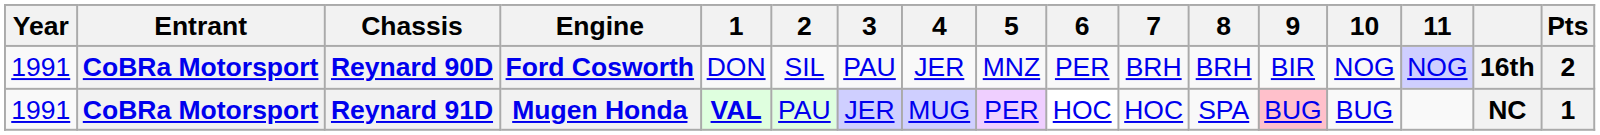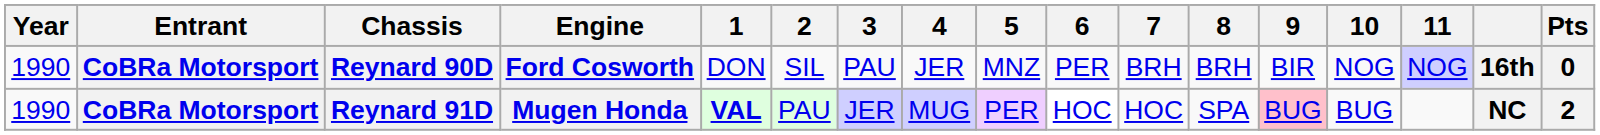(41, 67) 1991 -> (41, 67) 1990
(1568, 67) 2 -> (1568, 67) 0
(41, 109) 1991 -> (41, 109) 1990
(1568, 109) 1 -> (1568, 109) 2
